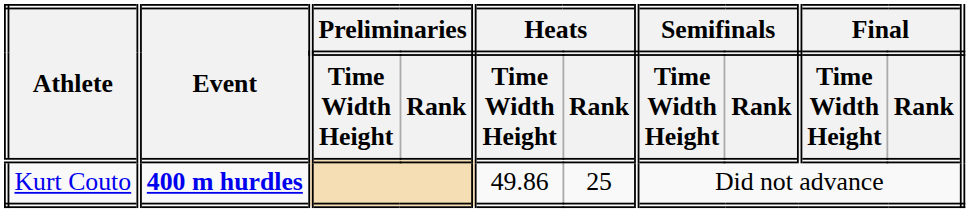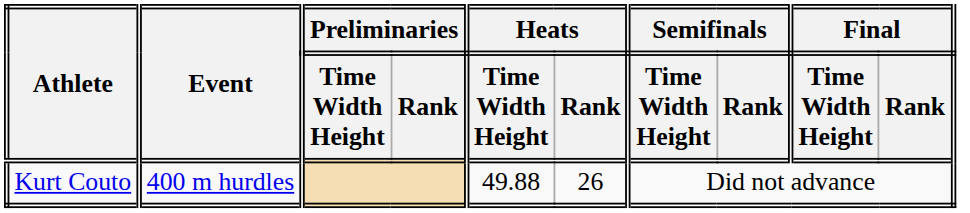(225, 182) bold -> (221, 182) normal
(520, 182) 49.86 -> (511, 182) 49.88
(599, 182) 25 -> (590, 182) 26
